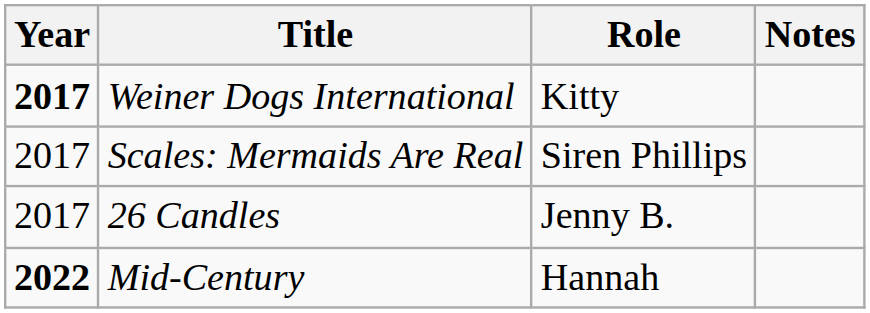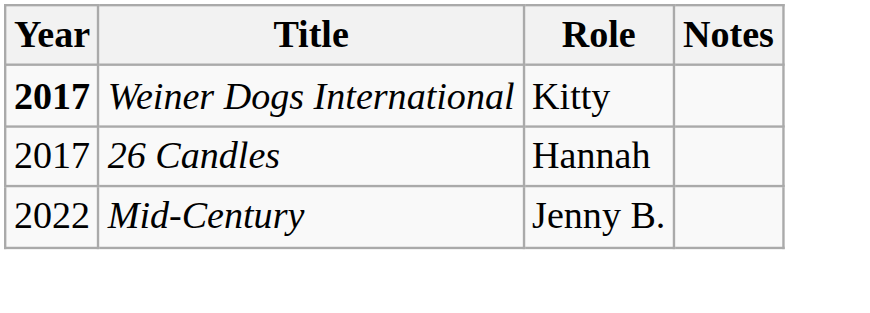- row: (315, 155)
(607, 215) Jenny B. -> (591, 155) Hannah
(52, 276) bold -> (52, 215) normal
(600, 276) Hannah -> (599, 215) Jenny B.
